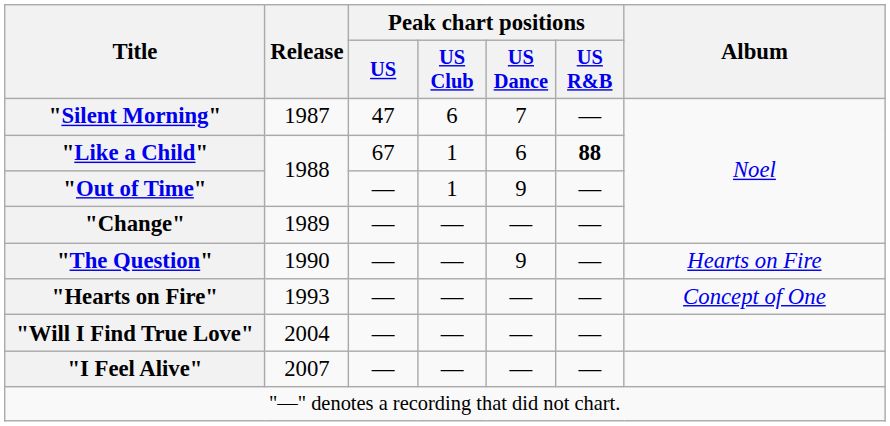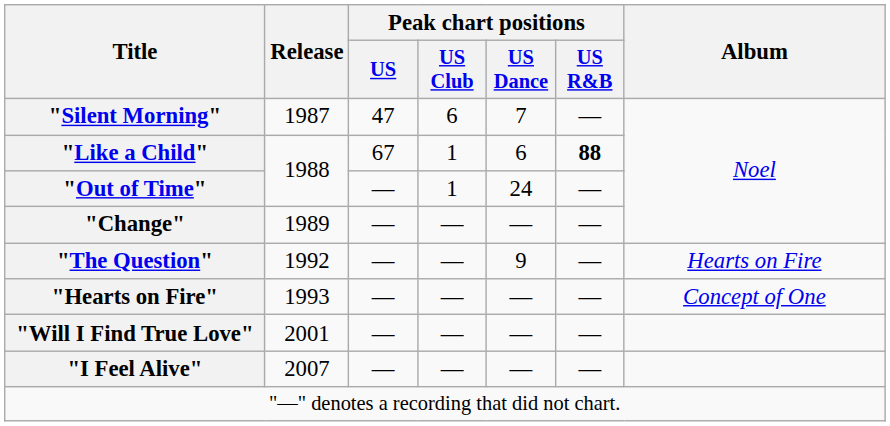(521, 188) 9 -> (521, 188) 24
(307, 260) 1990 -> (307, 260) 1992
(307, 332) 2004 -> (307, 332) 2001
